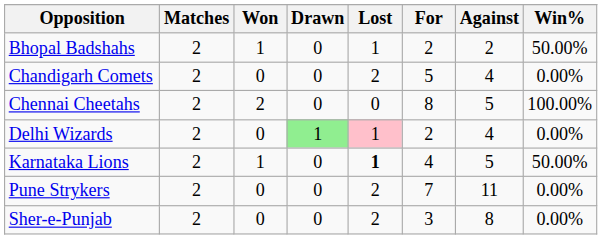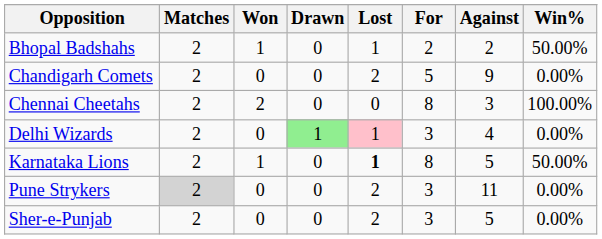(489, 76) 4 -> (489, 76) 9
(489, 104) 5 -> (489, 104) 3
(429, 133) 2 -> (429, 133) 3
(429, 162) 4 -> (429, 162) 8
(197, 190) no background -> (197, 190) lightgrey background
(429, 190) 7 -> (429, 190) 3
(489, 219) 8 -> (489, 219) 5
